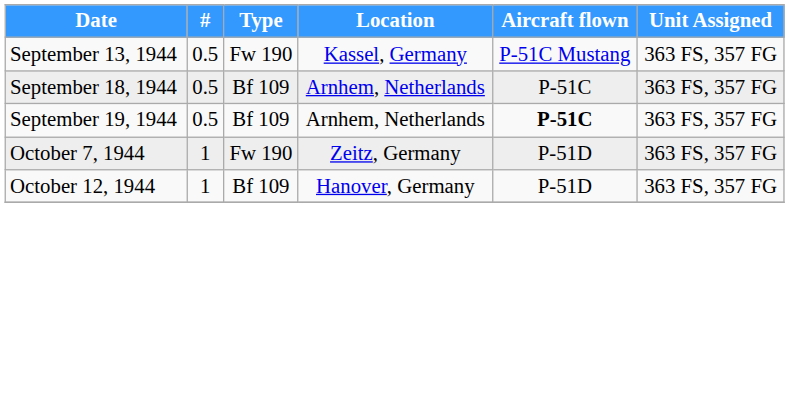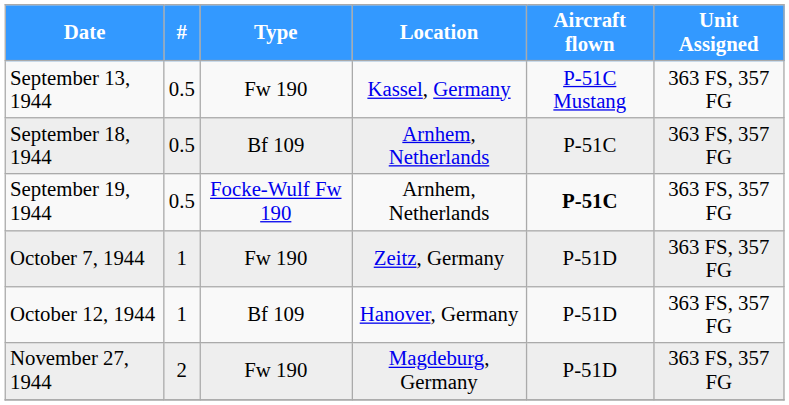(261, 119) Bf 109 -> (276, 201) Focke-Wulf Fw 190
+ row: (70, 371)
